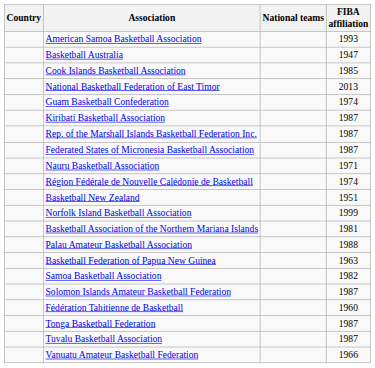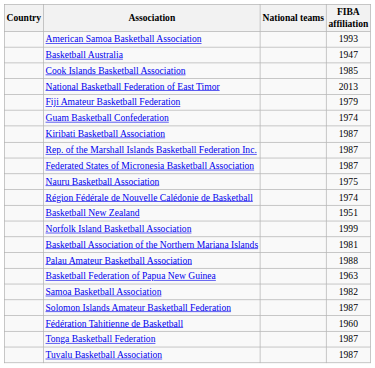+ row: (113, 102)
(348, 166) 1971 -> (348, 181) 1975
- row: (122, 355)
